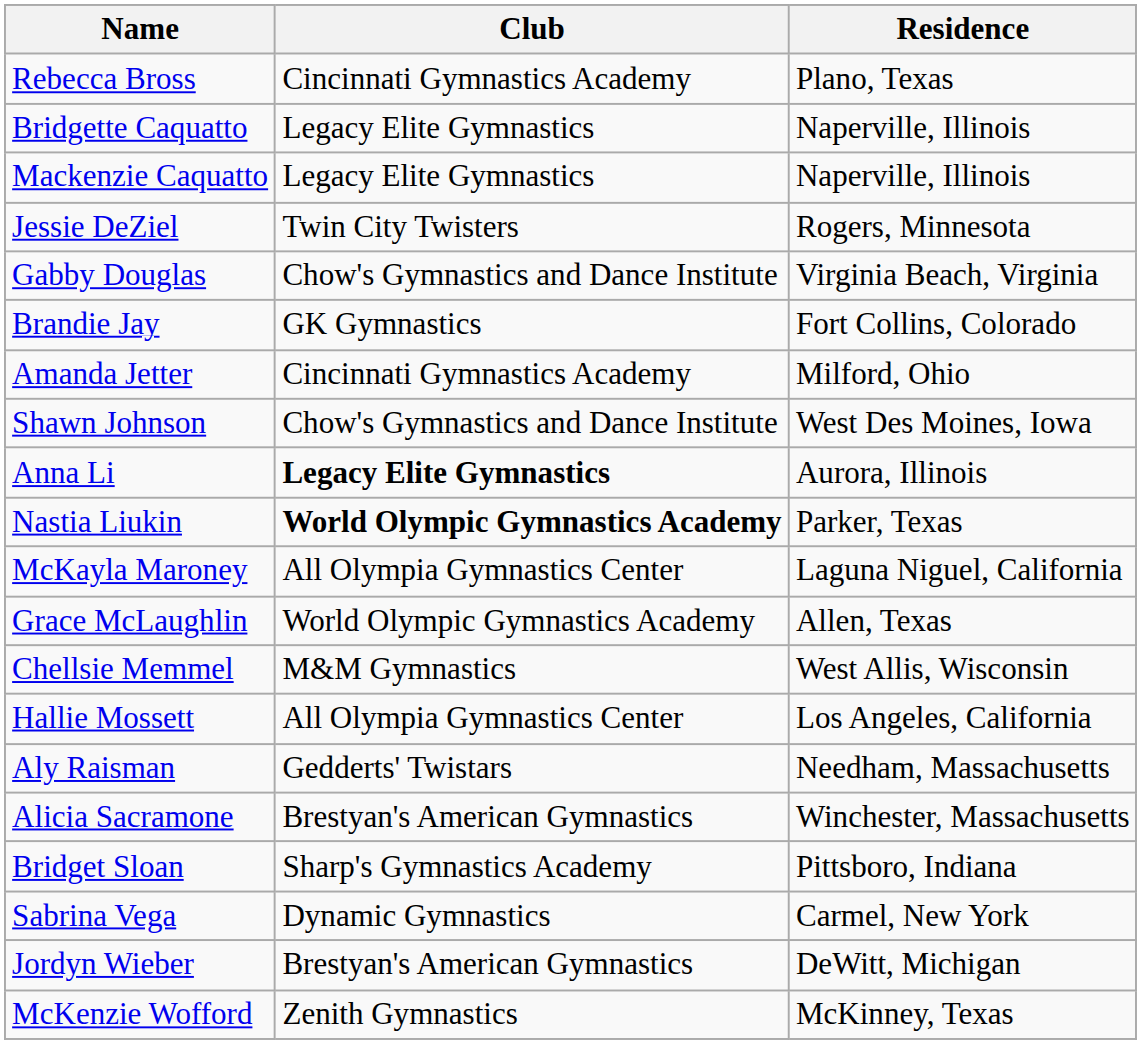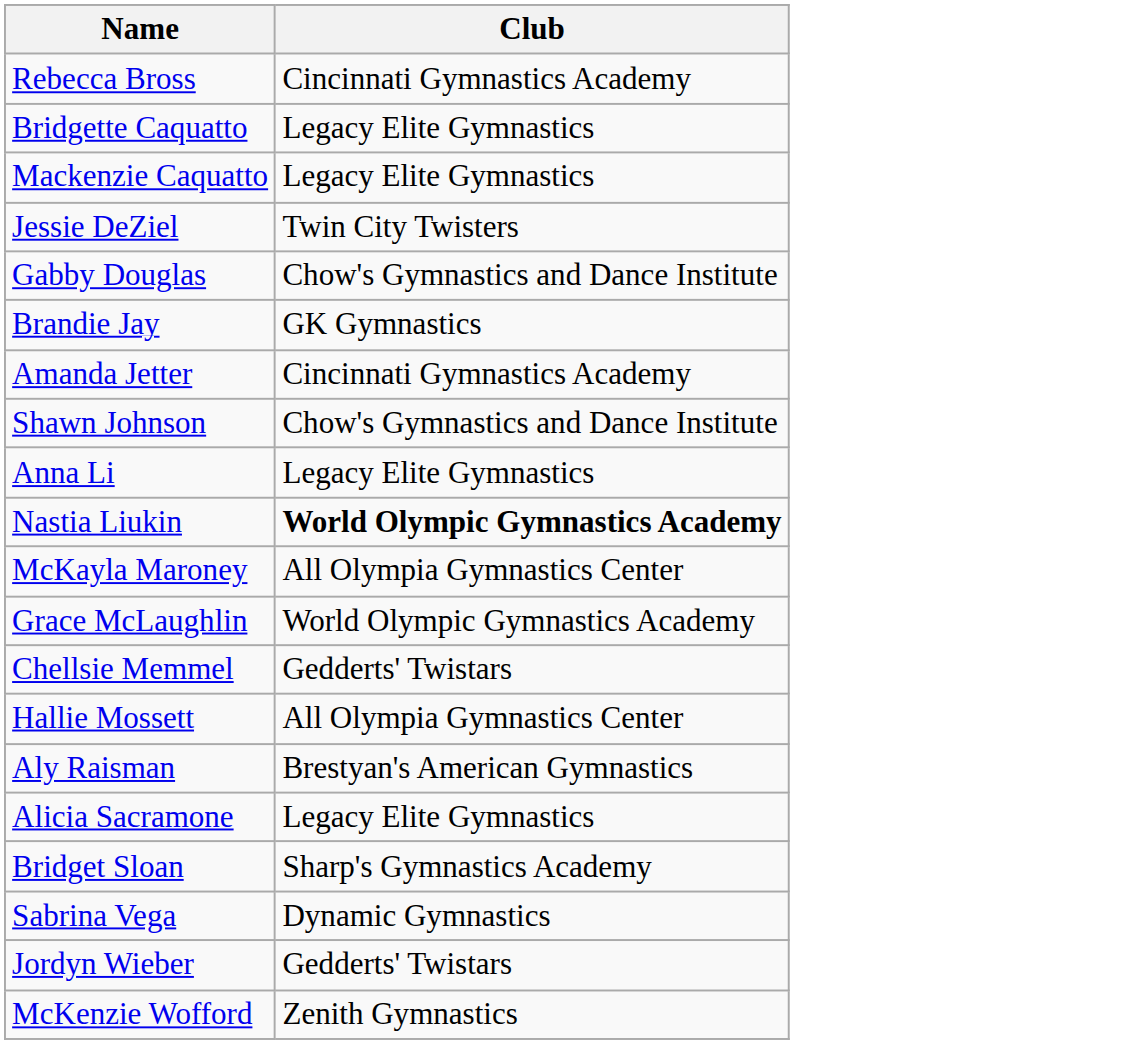- column: (963, 29)
(446, 472) bold -> (438, 472) normal
(399, 669) M&M Gymnastics -> (397, 669) Gedderts' Twistars
(397, 767) Gedderts' Twistars -> (488, 767) Brestyan's American Gymnastics
(488, 816) Brestyan's American Gymnastics -> (438, 816) Legacy Elite Gymnastics
(488, 964) Brestyan's American Gymnastics -> (397, 964) Gedderts' Twistars
